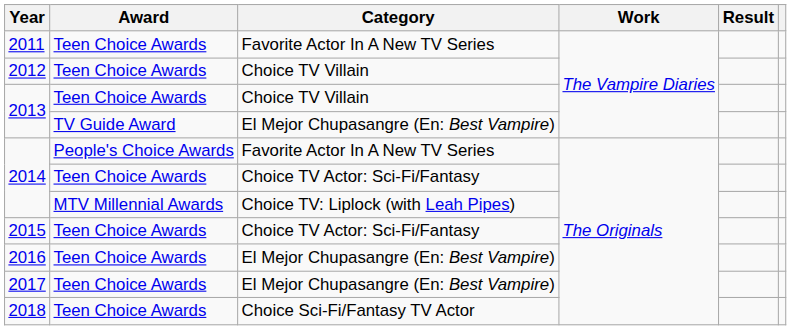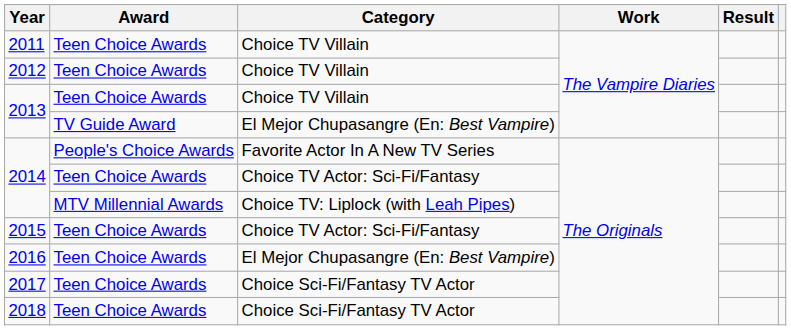(368, 44) Favorite Actor In A New TV Series -> (305, 44) Choice TV Villain
(398, 284) El Mejor Chupasangre (En: Best Vampire) -> (358, 284) Choice Sci-Fi/Fantasy TV Actor
